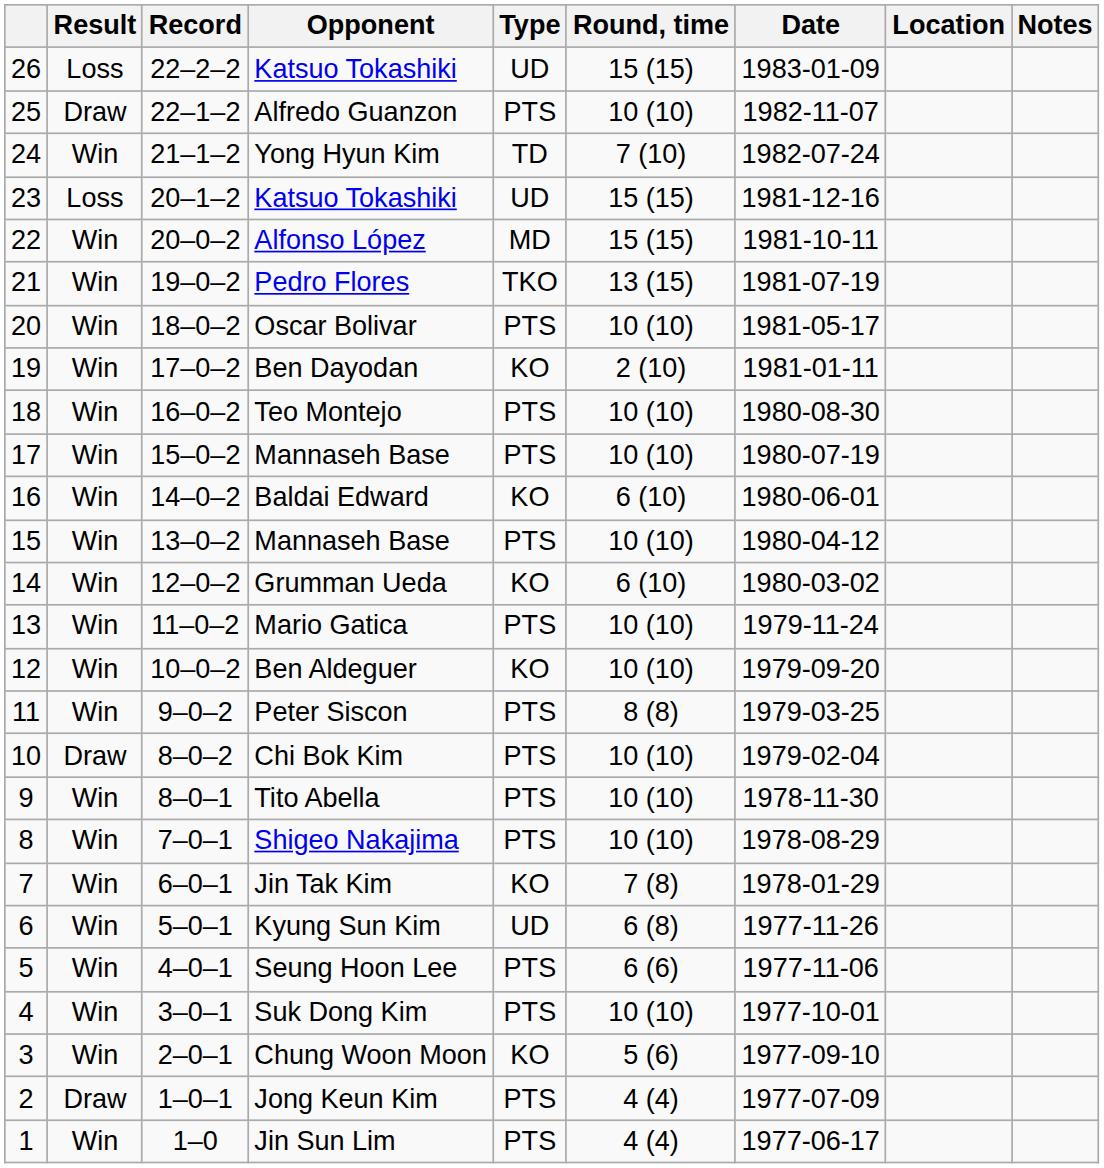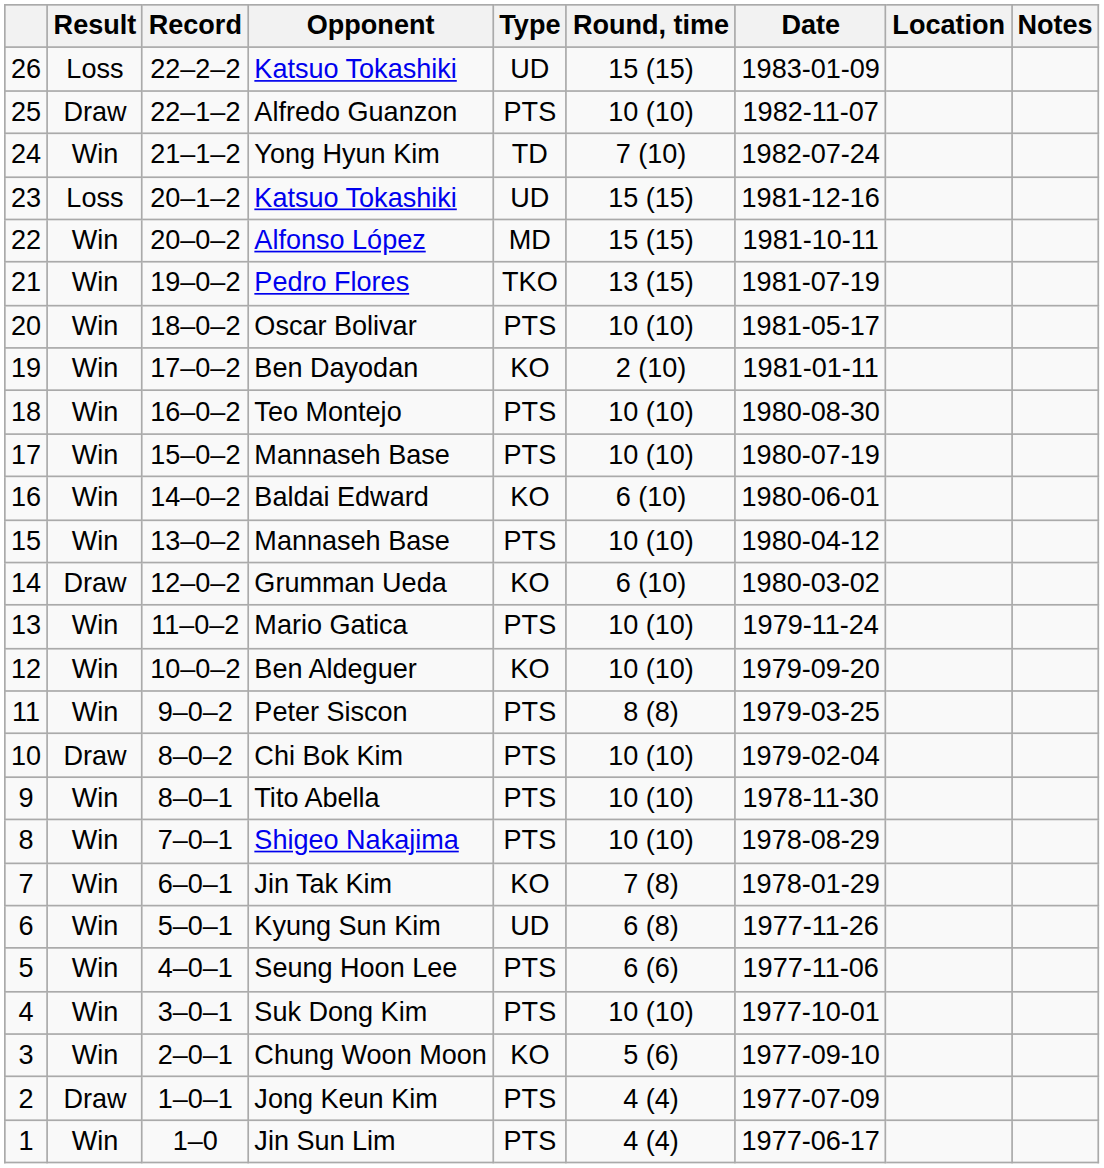(95, 583) Win -> (95, 583) Draw
